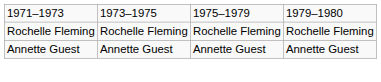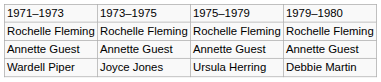+ row: (41, 67)
